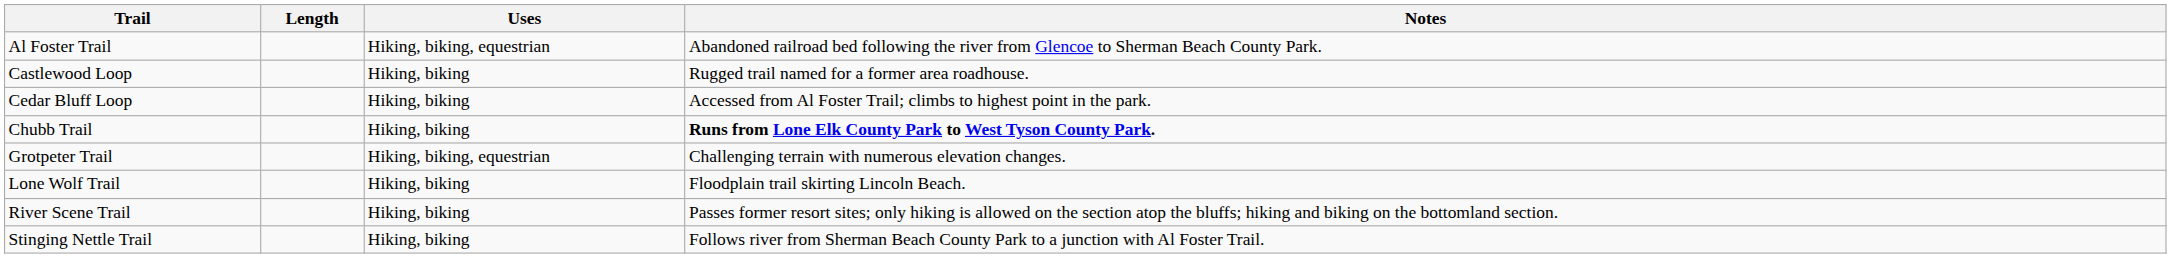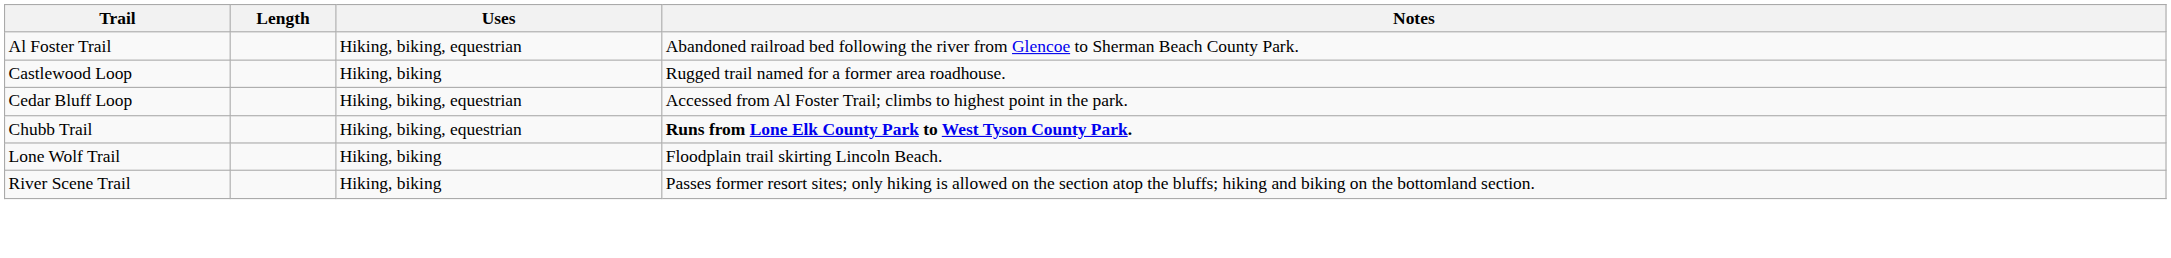(419, 101) Hiking, biking -> (431, 101) Hiking, biking, equestrian
(419, 128) Hiking, biking -> (431, 128) Hiking, biking, equestrian
- row: (61, 156)
- row: (80, 239)
